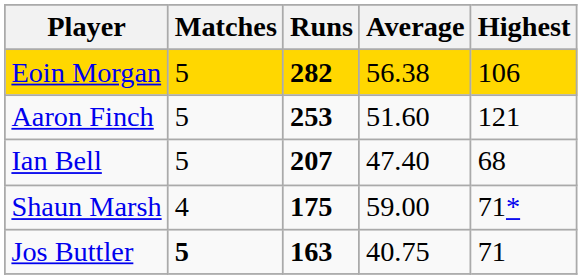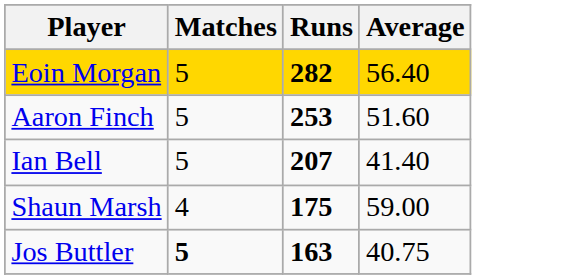- column: (524, 26)
(398, 71) 56.38 -> (398, 71) 56.40
(398, 161) 47.40 -> (398, 161) 41.40
